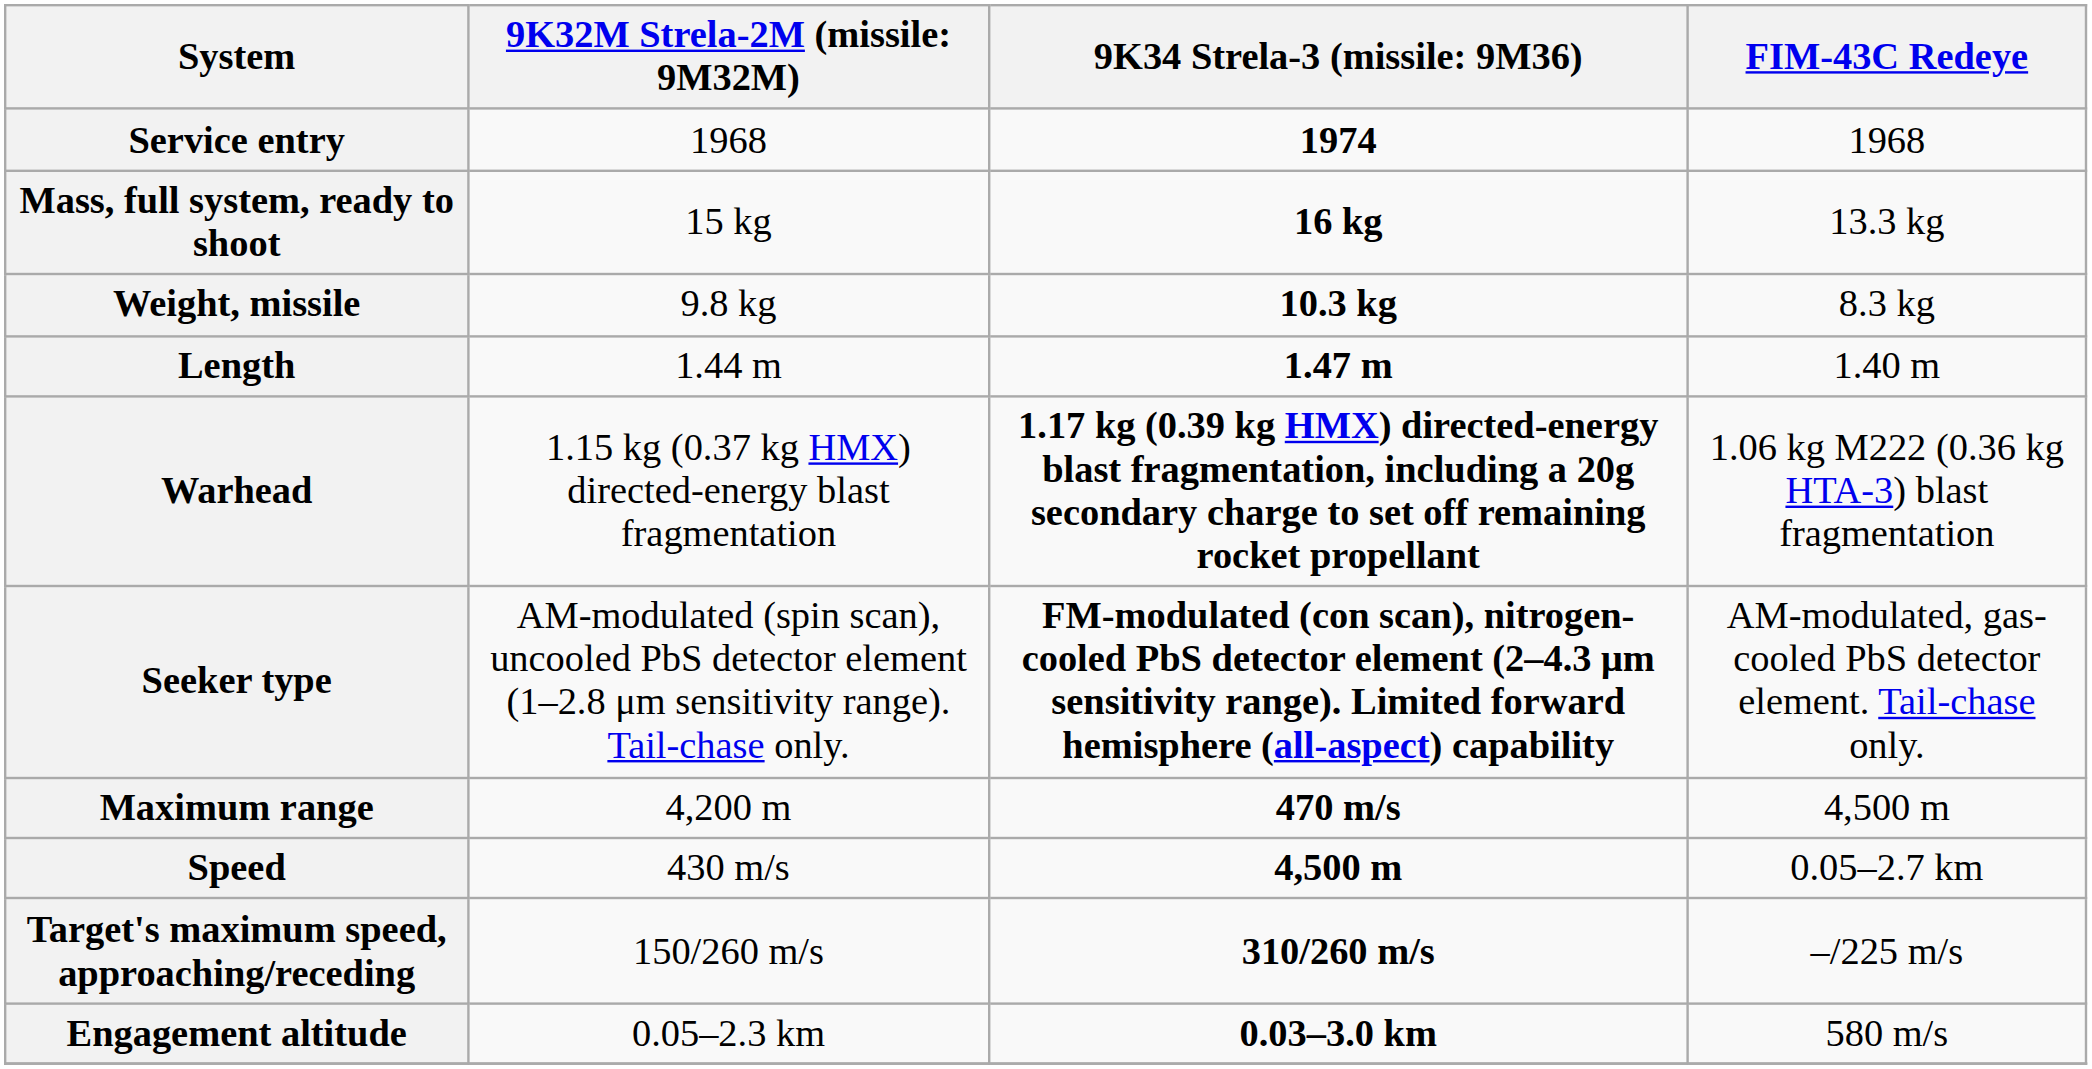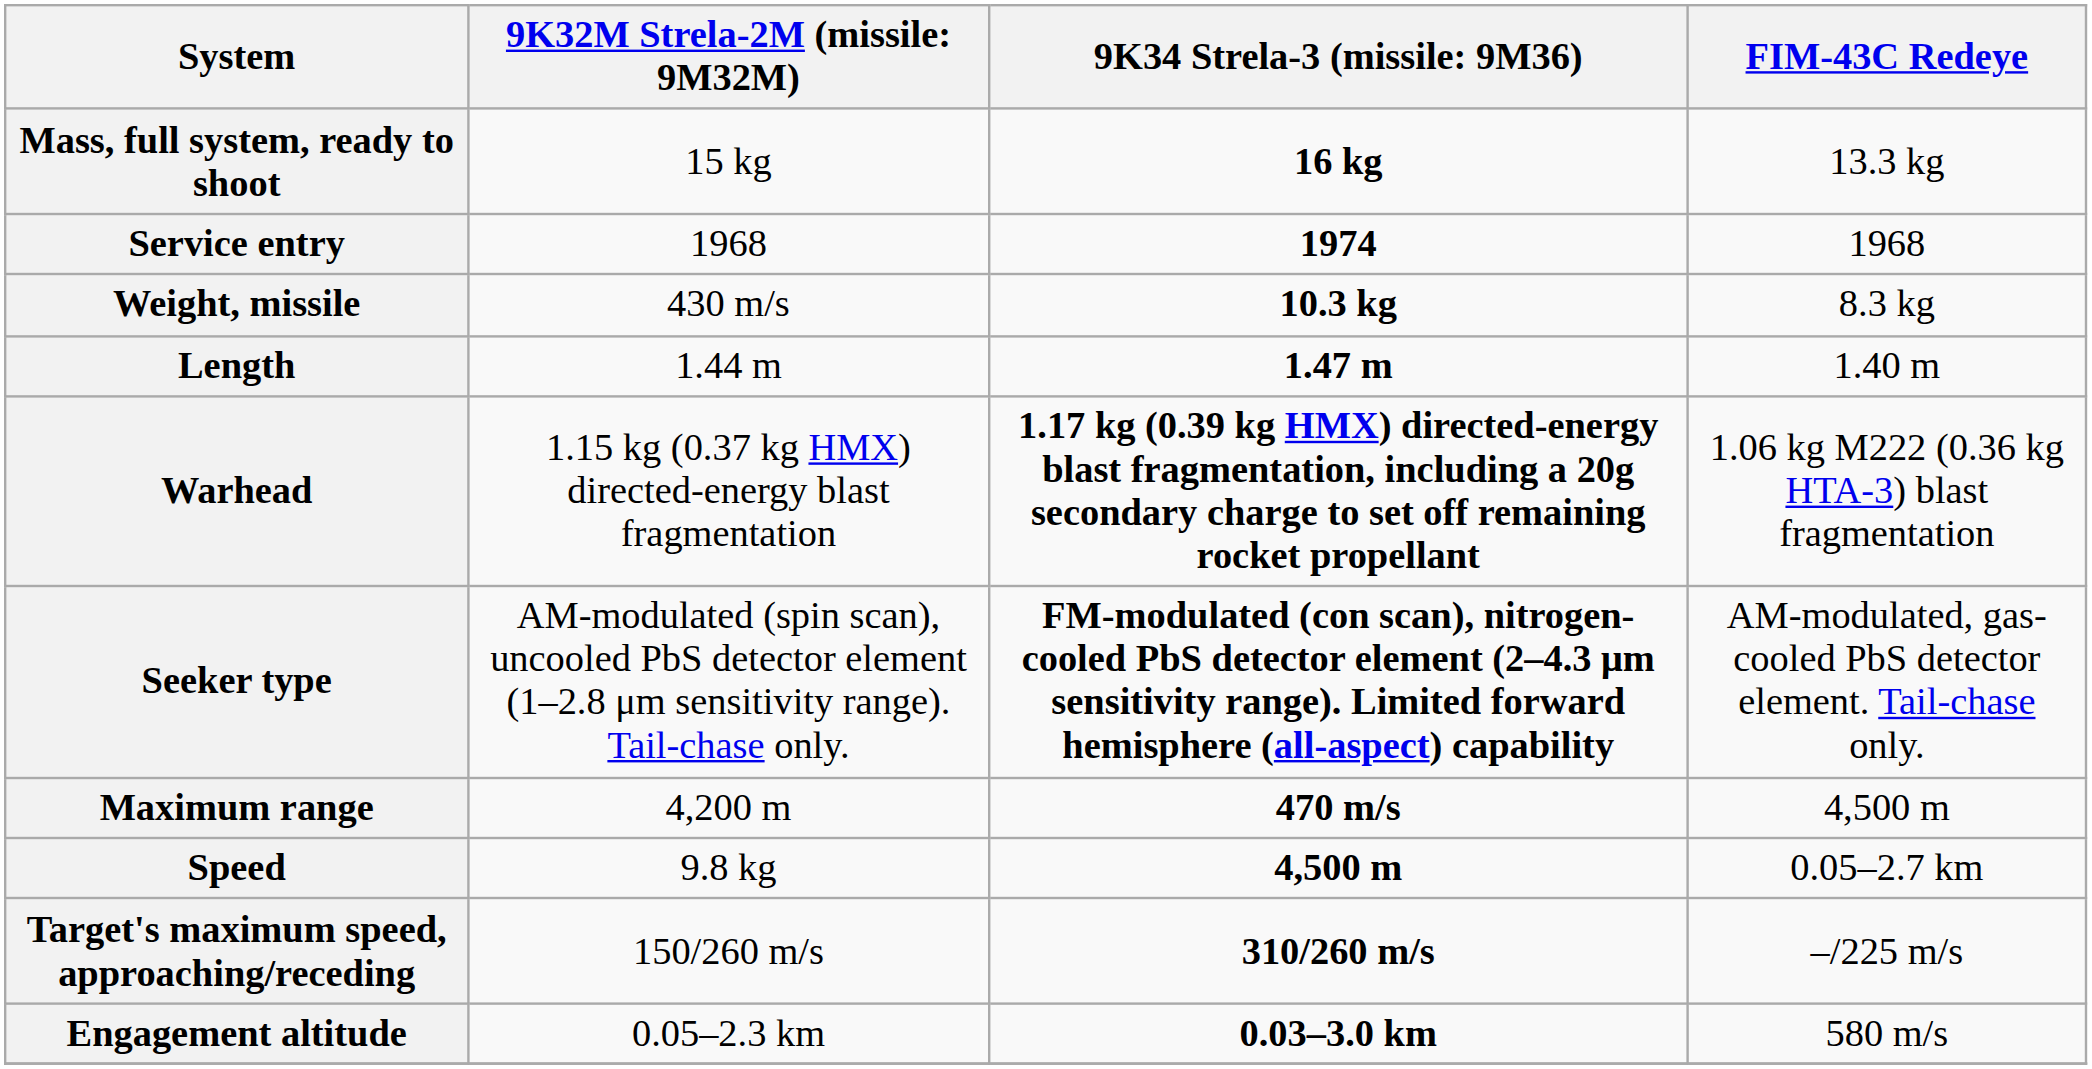rows swapped: (237, 139) <-> (237, 221)
(728, 304) 9.8 kg -> (728, 304) 430 m/s
(728, 867) 430 m/s -> (728, 867) 9.8 kg
